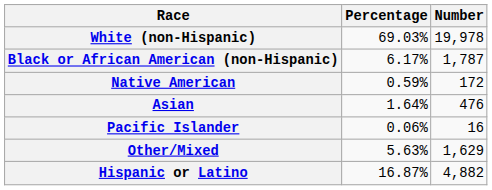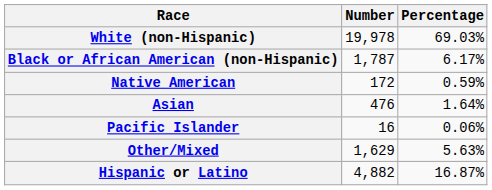columns swapped: (459, 16) <-> (387, 16)
